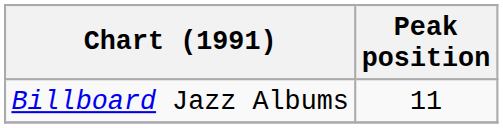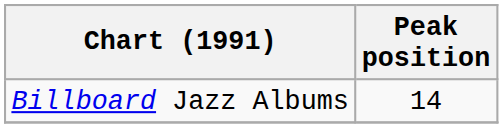(426, 101) 11 -> (426, 101) 14
